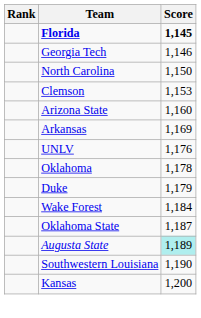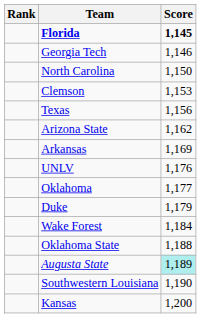+ row: (55, 110)
(178, 110) 1,160 -> (178, 129) 1,162
(178, 168) 1,178 -> (178, 187) 1,177
(178, 226) 1,187 -> (178, 245) 1,188
